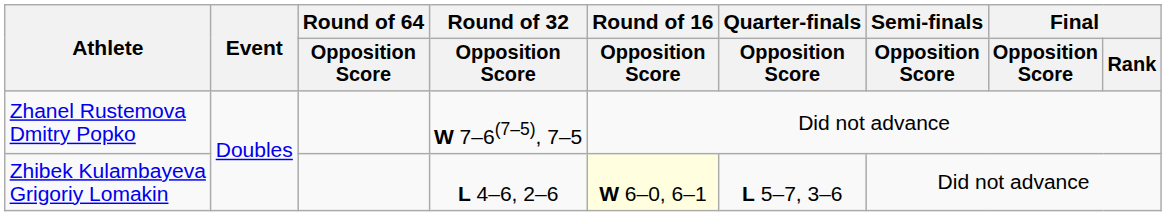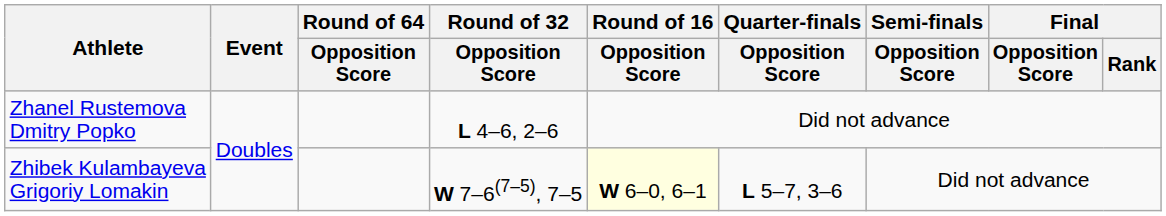(508, 134) W 7–6(7–5), 7–5 -> (508, 132) L 4–6, 2–6
(508, 194) L 4–6, 2–6 -> (508, 191) W 7–6(7–5), 7–5
